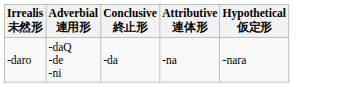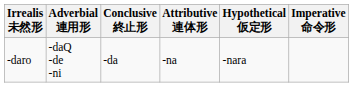+ column: (318, 20)
